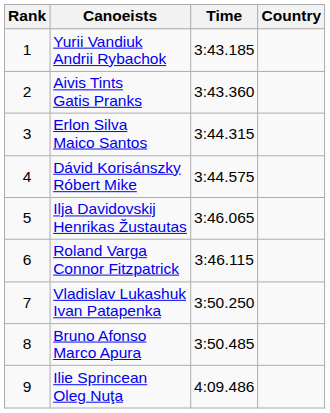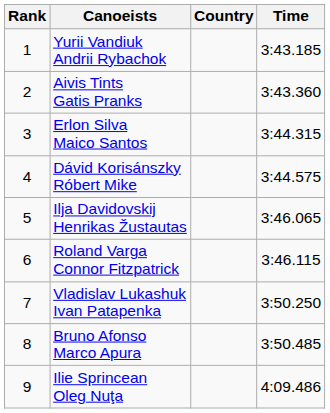columns swapped: (291, 16) <-> (224, 16)
